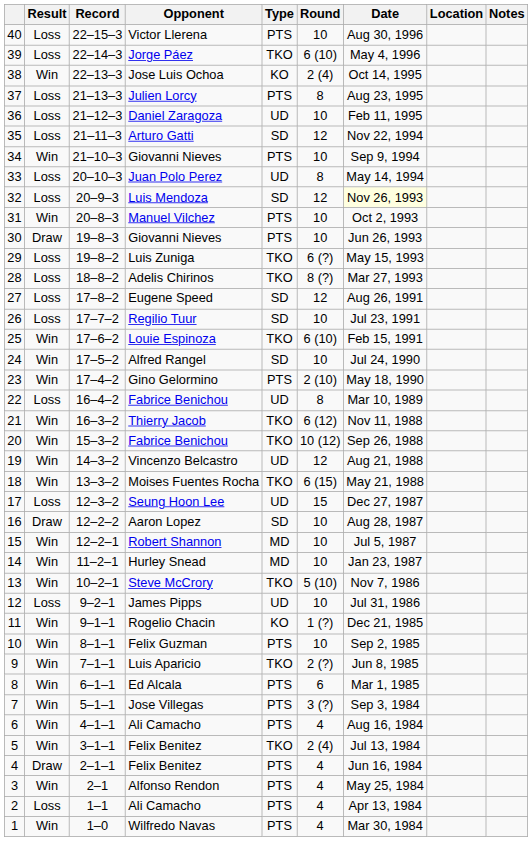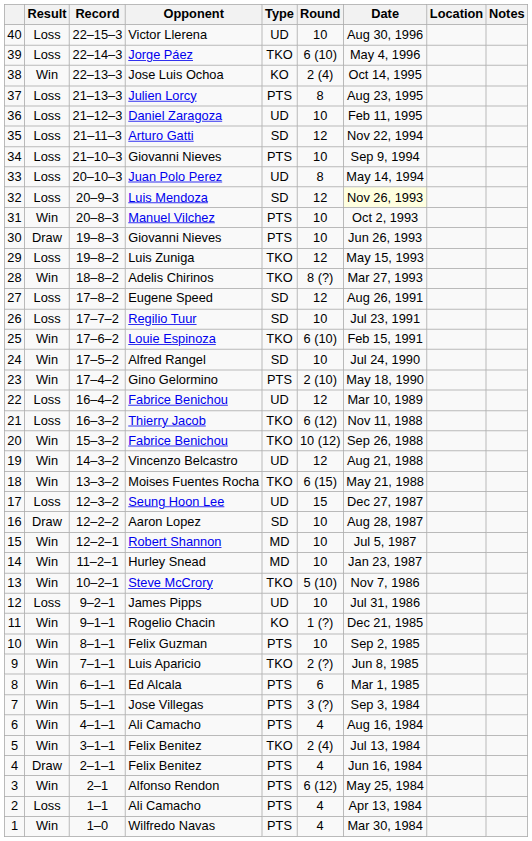(280, 34) PTS -> (280, 34) UD
(47, 156) Win -> (47, 156) Loss
(320, 258) 6 (?) -> (320, 258) 12
(47, 278) Loss -> (47, 278) Win
(320, 400) 8 -> (320, 400) 12
(47, 420) Win -> (47, 420) Loss
(320, 786) 4 -> (320, 786) 6 (12)
